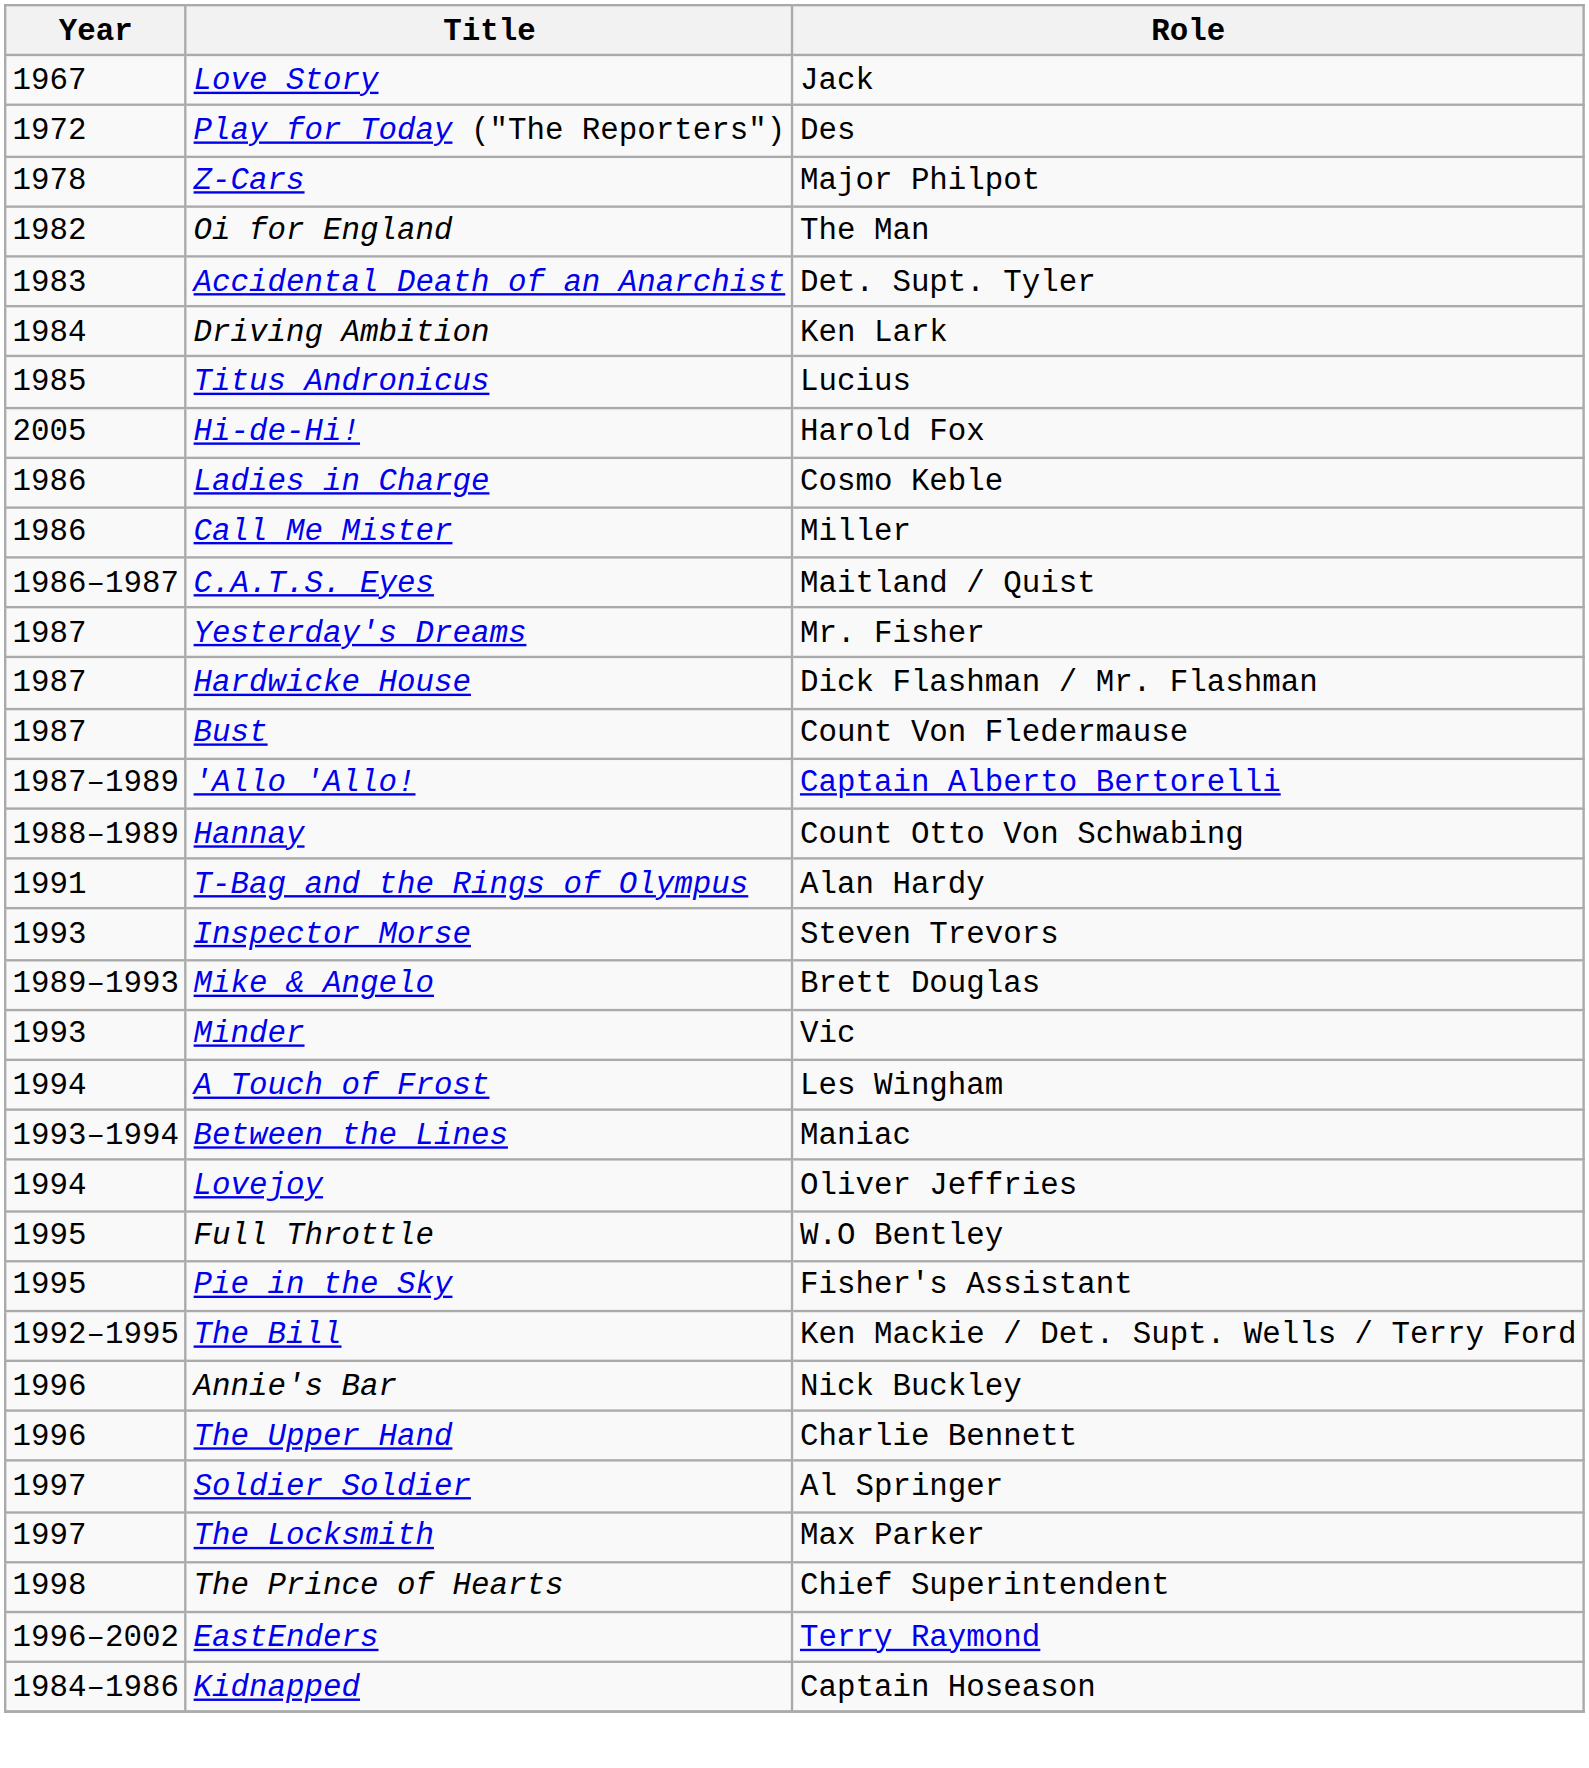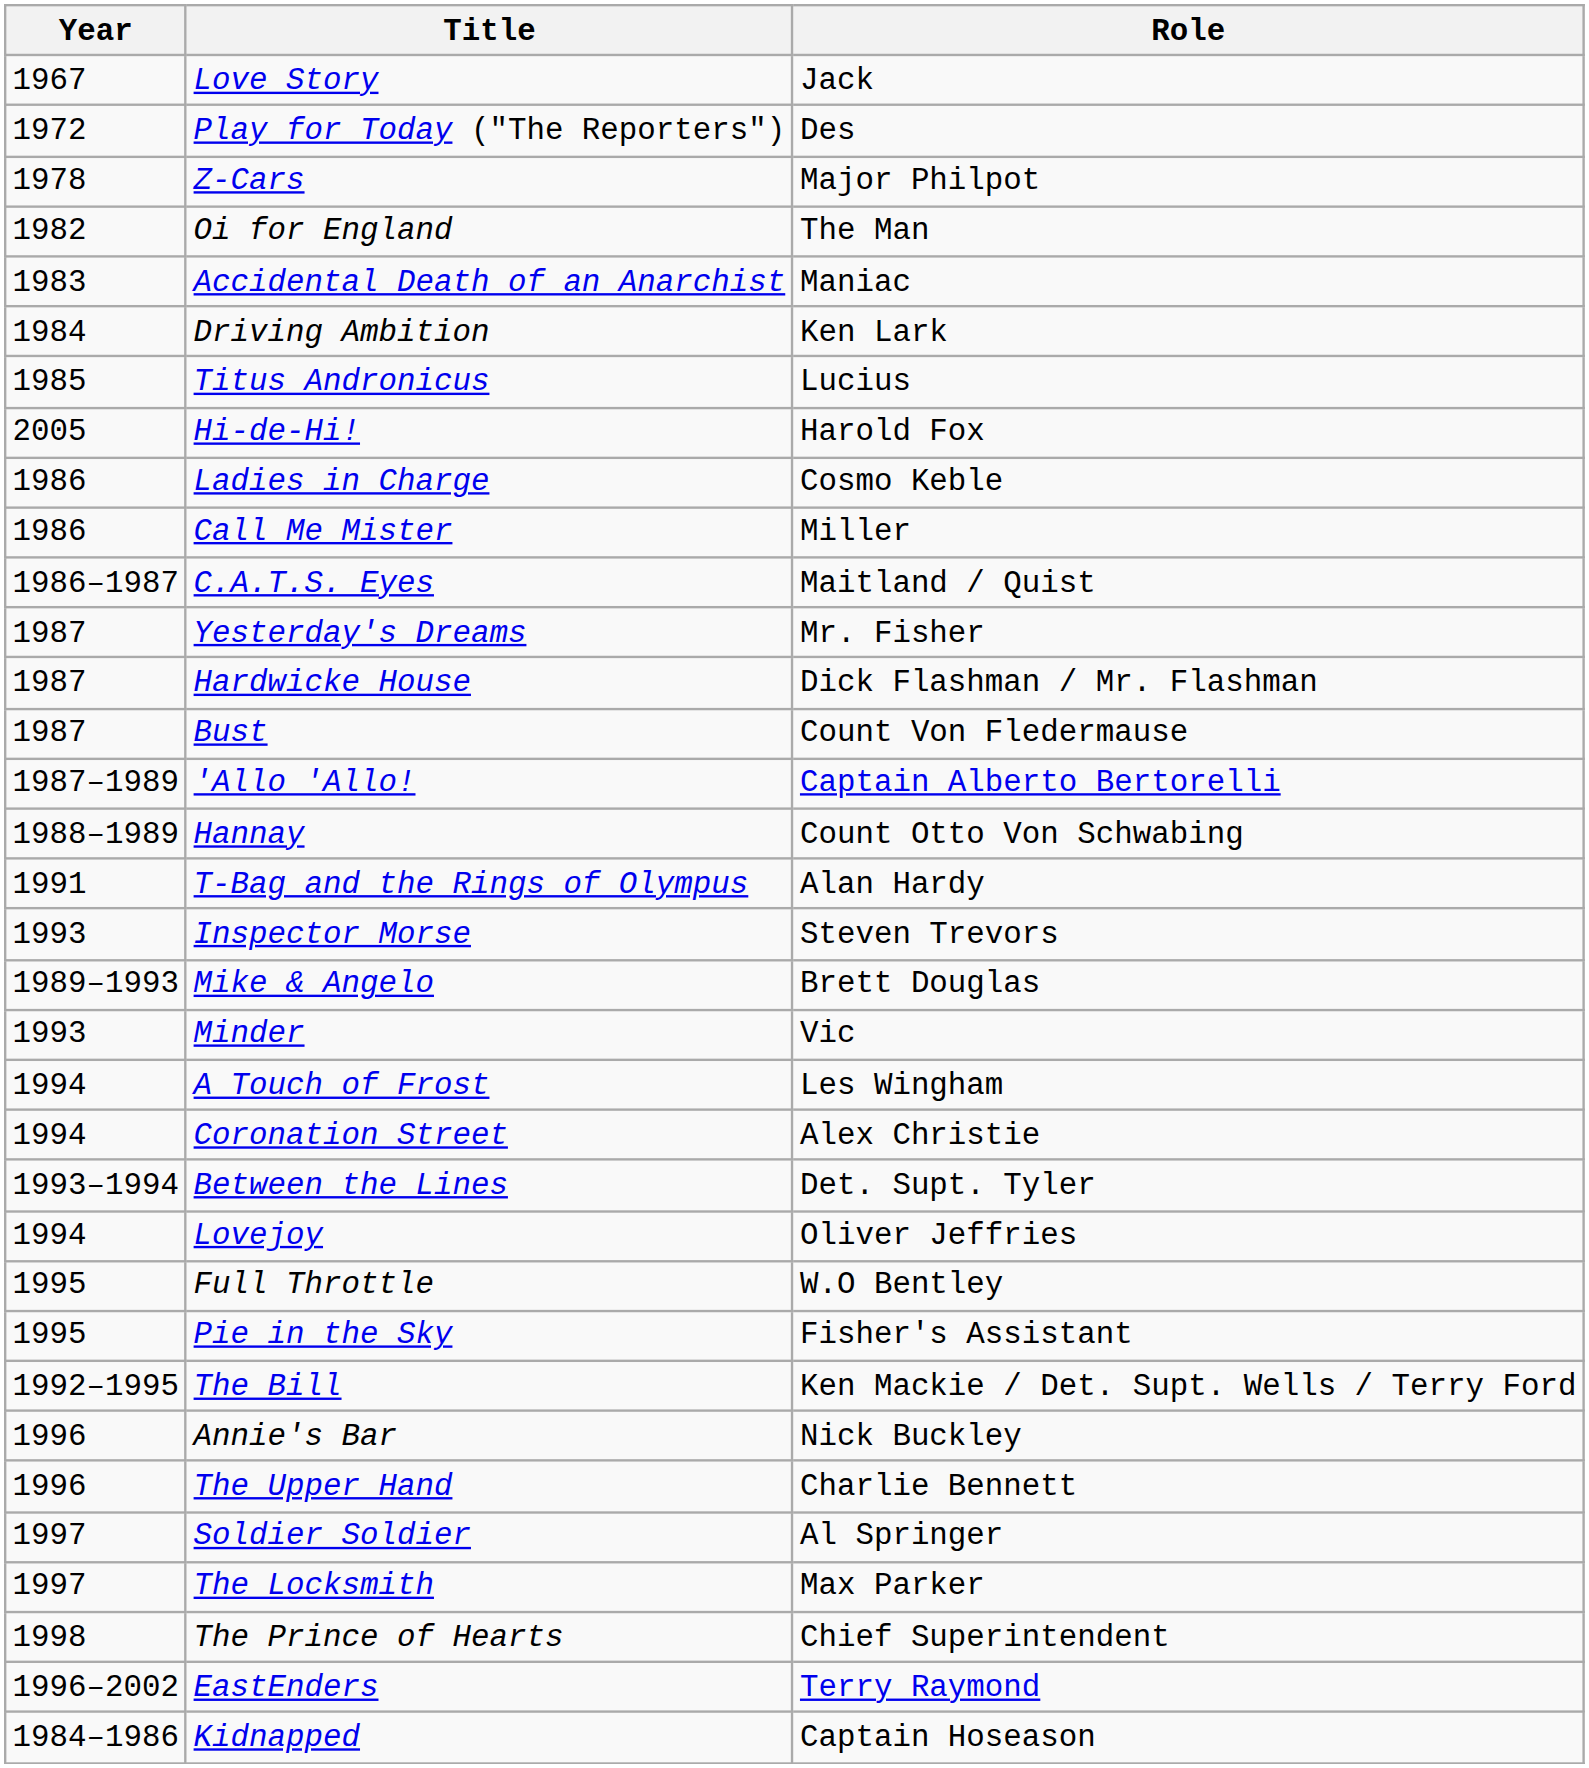(948, 281) Det. Supt. Tyler -> (855, 281) Maniac
+ row: (351, 1135)
(855, 1135) Maniac -> (948, 1185) Det. Supt. Tyler
